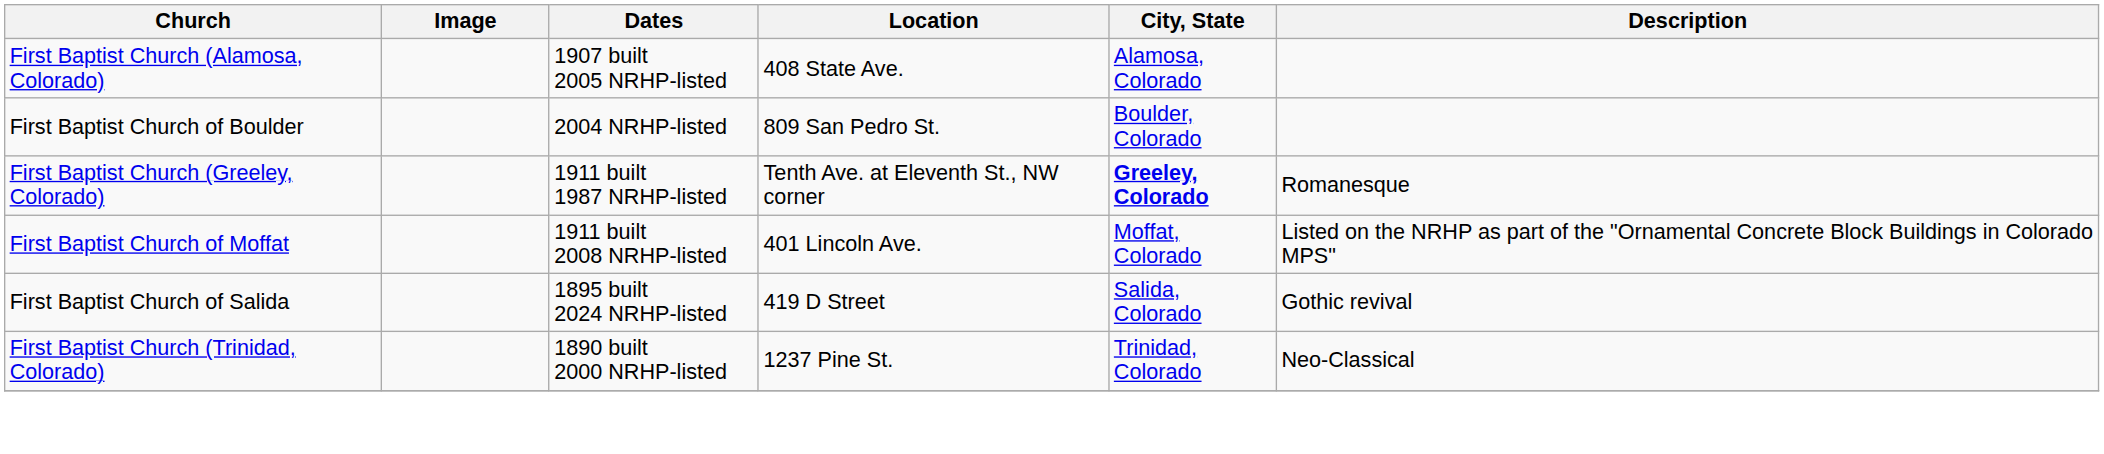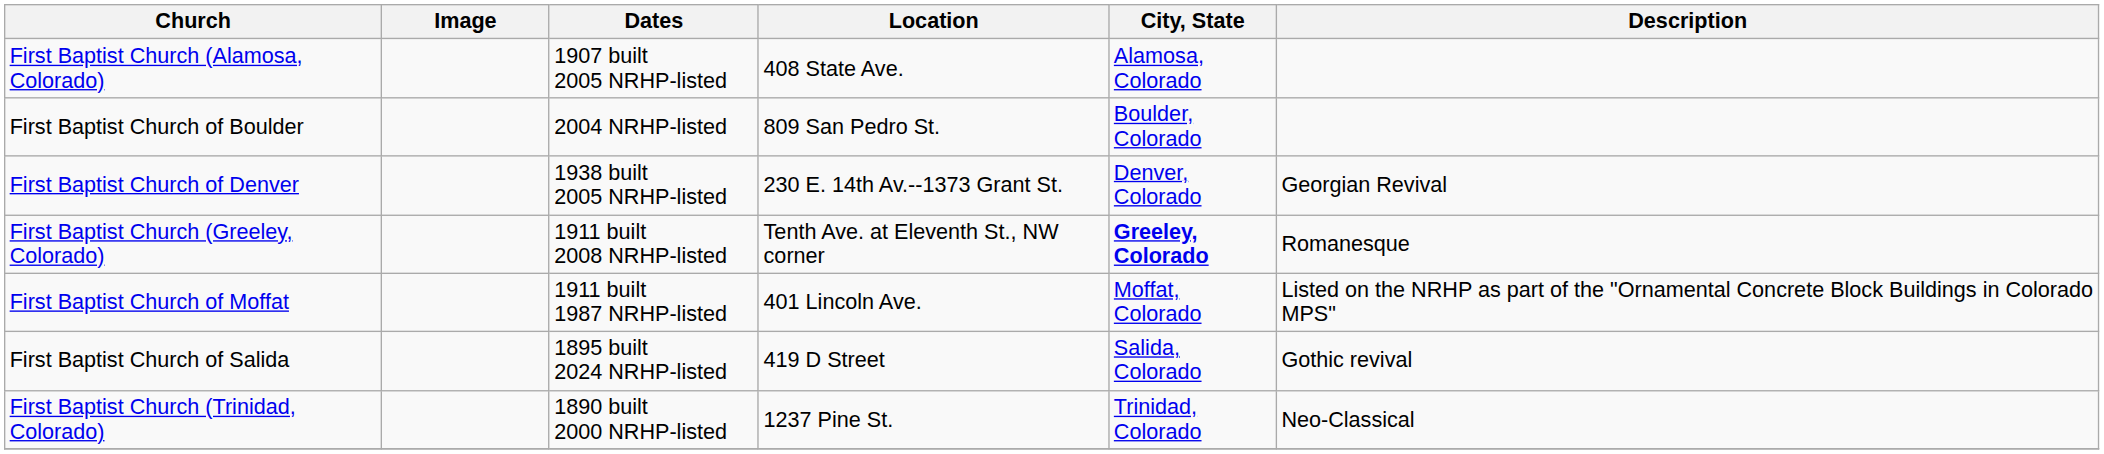+ row: (154, 185)
(641, 185) 1911 built 1987 NRHP-listed -> (641, 243) 1911 built 2008 NRHP-listed
(641, 243) 1911 built 2008 NRHP-listed -> (641, 302) 1911 built 1987 NRHP-listed
